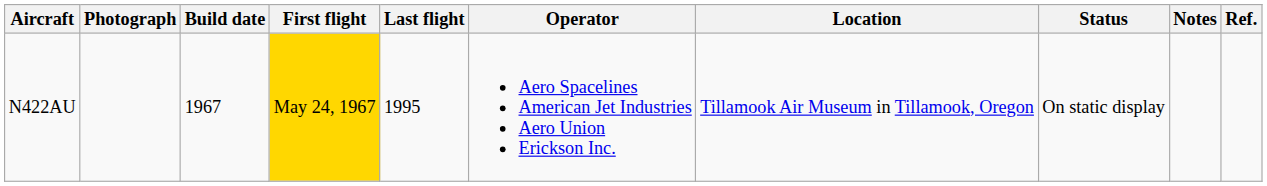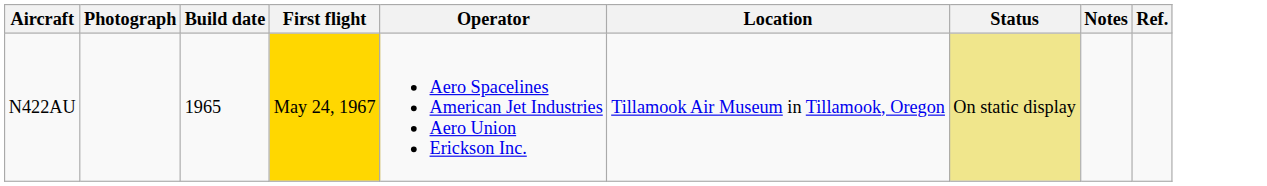- column: (424, 18)
(203, 107) 1967 -> (203, 107) 1965
(1104, 107) no background -> (1015, 107) khaki background
